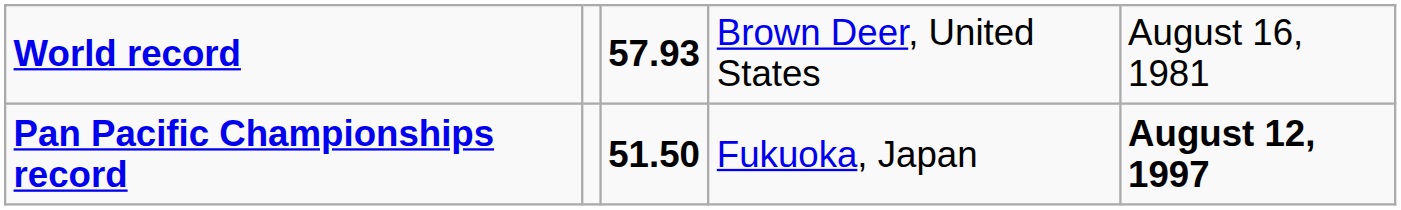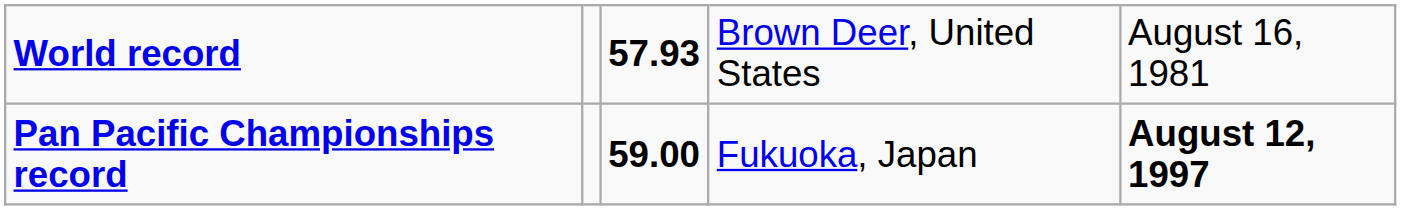(654, 153) 51.50 -> (654, 153) 59.00
